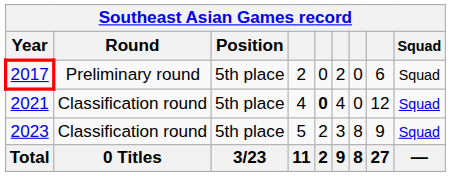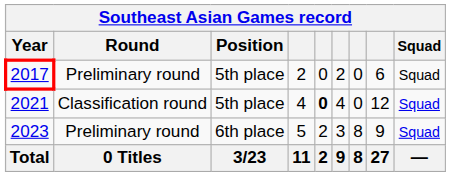(132, 130) Classification round -> (132, 130) Preliminary round
(250, 130) 5th place -> (250, 130) 6th place
